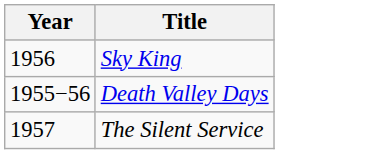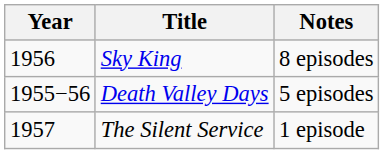+ column: (326, 22)
